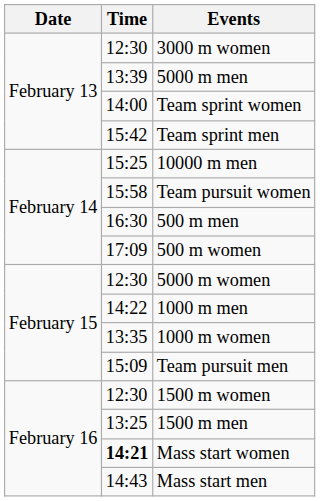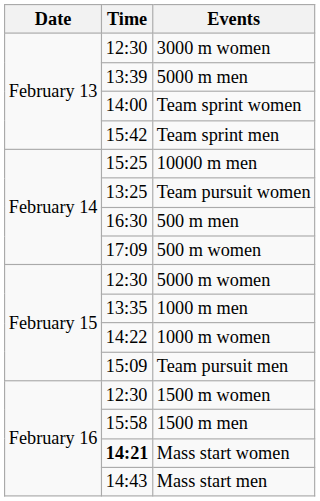(127, 192) 15:58 -> (127, 192) 13:25
(127, 308) 14:22 -> (127, 308) 13:35
(127, 337) 13:35 -> (127, 337) 14:22
(127, 423) 13:25 -> (127, 423) 15:58
